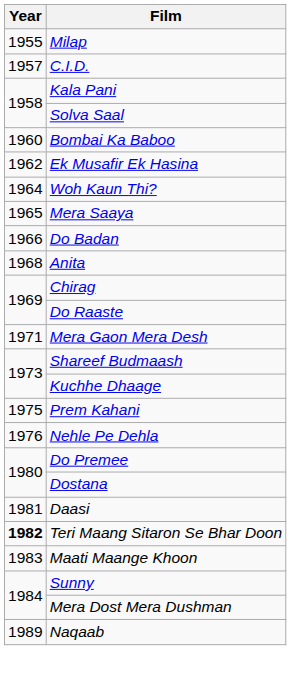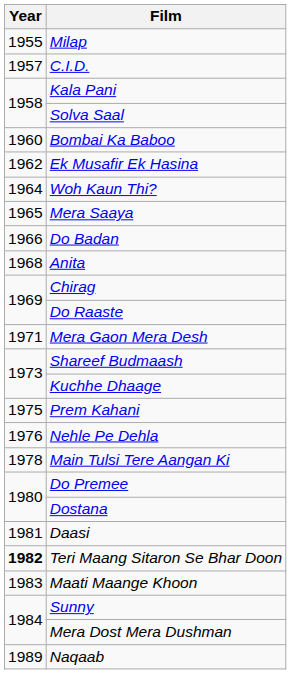+ row: (140, 459)
